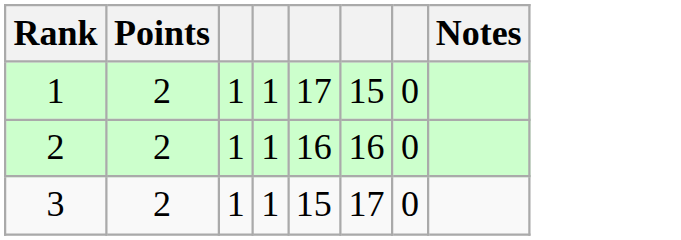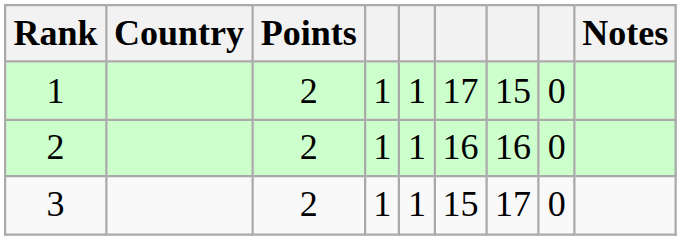+ column: (179, 33)
